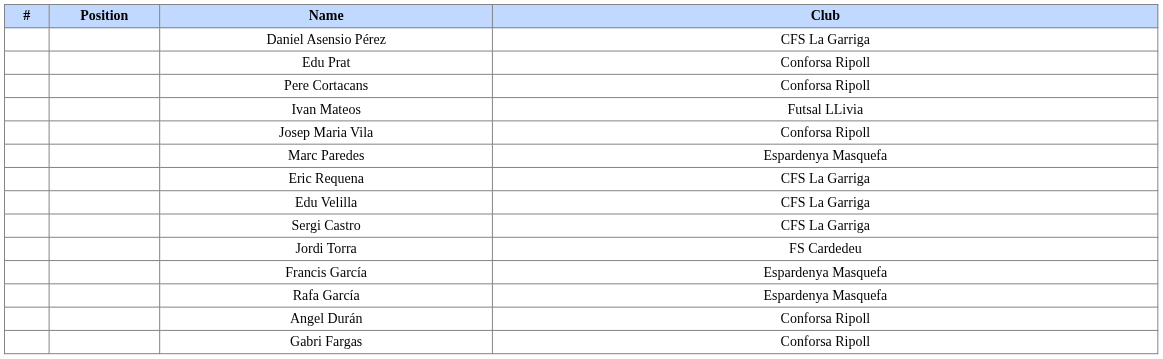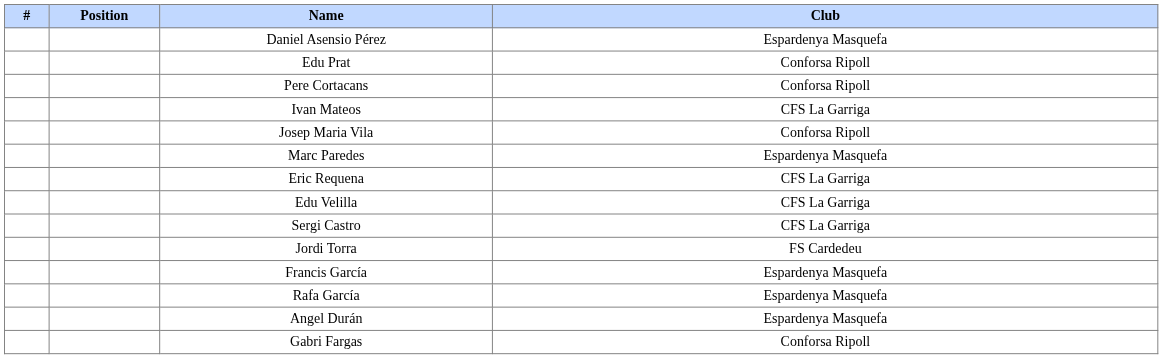(825, 39) CFS La Garriga -> (825, 39) Espardenya Masquefa
(825, 109) Futsal LLivia -> (825, 109) CFS La Garriga
(825, 318) Conforsa Ripoll -> (825, 318) Espardenya Masquefa
